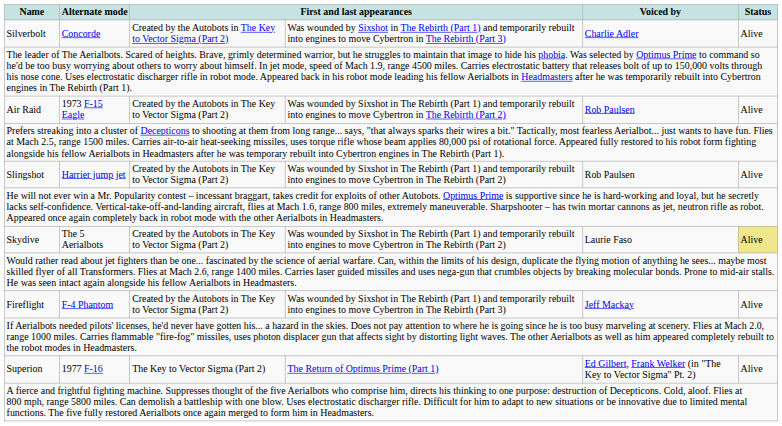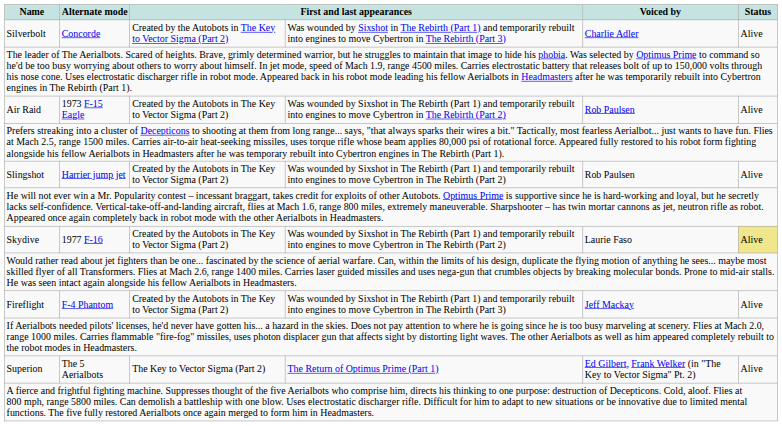(82, 239) The 5 Aerialbots -> (82, 239) 1977 F-16
(82, 369) 1977 F-16 -> (82, 369) The 5 Aerialbots
